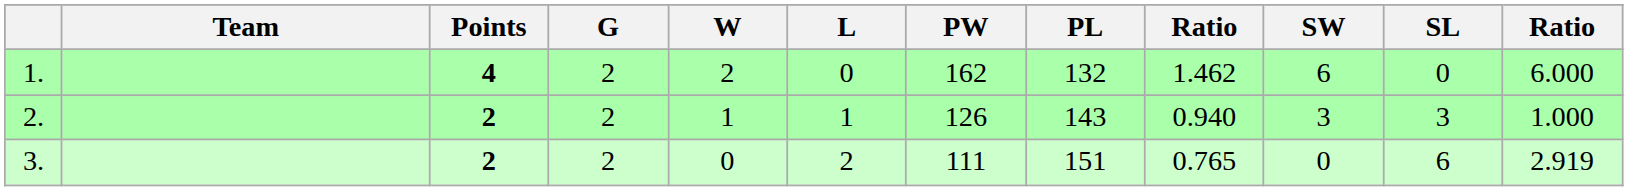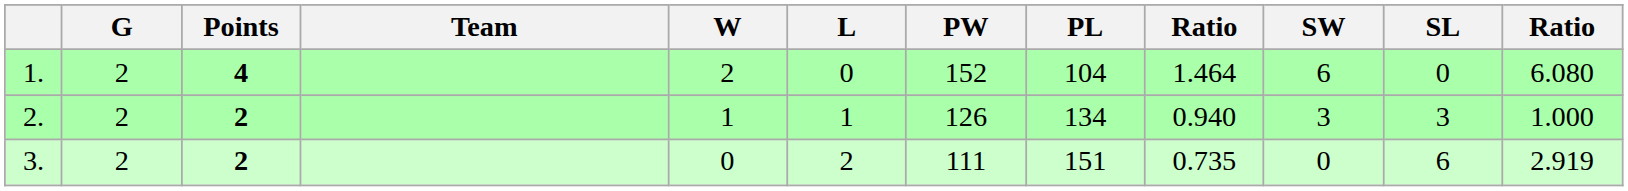columns swapped: (246, 26) <-> (608, 26)
(966, 71) 162 -> (966, 71) 152
(1085, 71) 132 -> (1085, 71) 104
(1204, 71) 1.462 -> (1204, 71) 1.464
(1562, 71) 6.000 -> (1562, 71) 6.080
(1085, 116) 143 -> (1085, 116) 134
(1204, 161) 0.765 -> (1204, 161) 0.735
